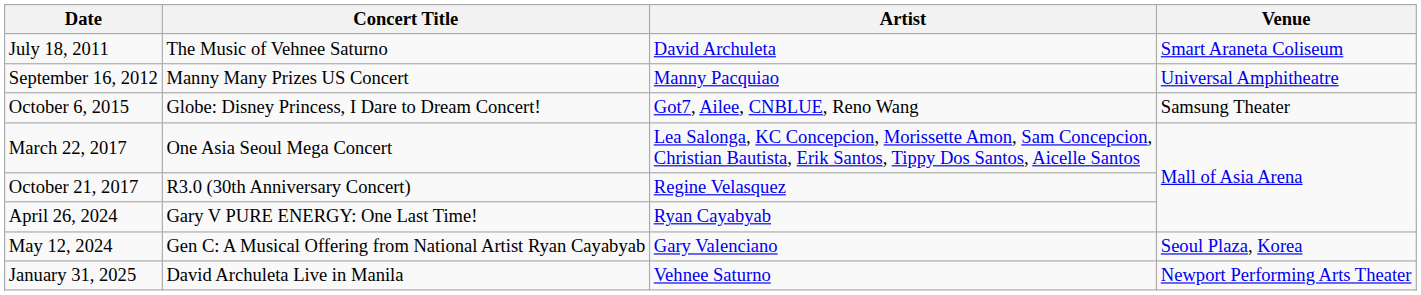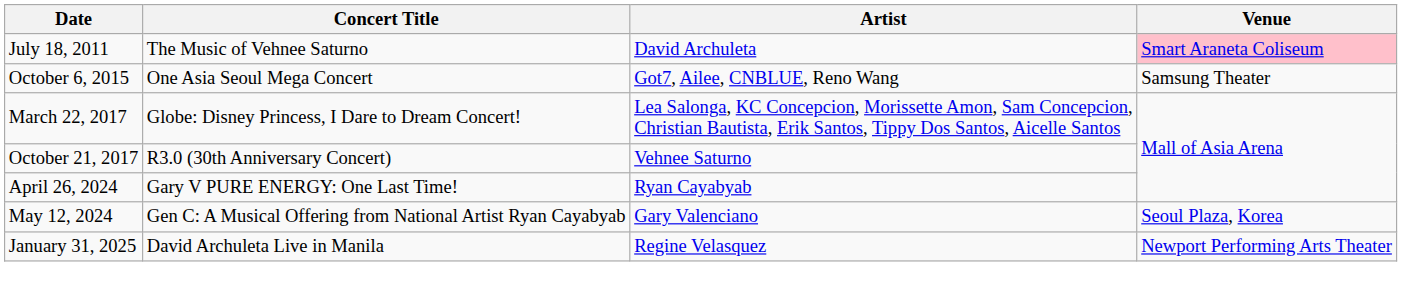(1252, 48) no background -> (1232, 48) pink background
- row: (83, 78)
(353, 107) Globe: Disney Princess, I Dare to Dream Concert! -> (260, 78) One Asia Seoul Mega Concert
(279, 147) One Asia Seoul Mega Concert -> (334, 117) Globe: Disney Princess, I Dare to Dream Concert!
(720, 187) Regine Velasquez -> (693, 157) Vehnee Saturno
(712, 275) Vehnee Saturno -> (700, 246) Regine Velasquez
